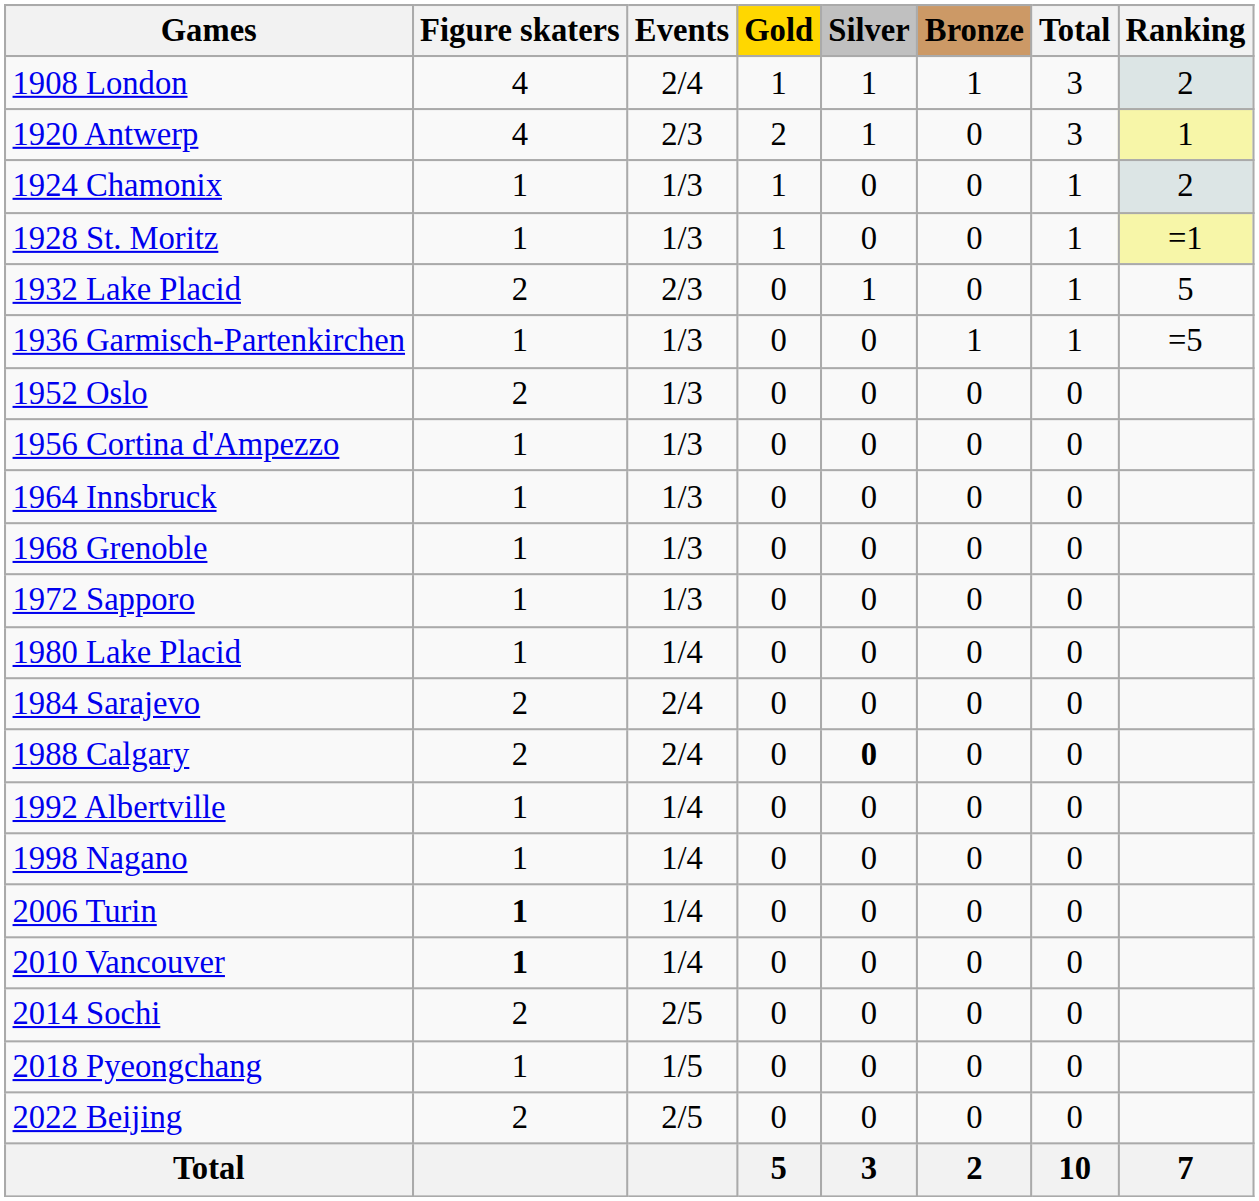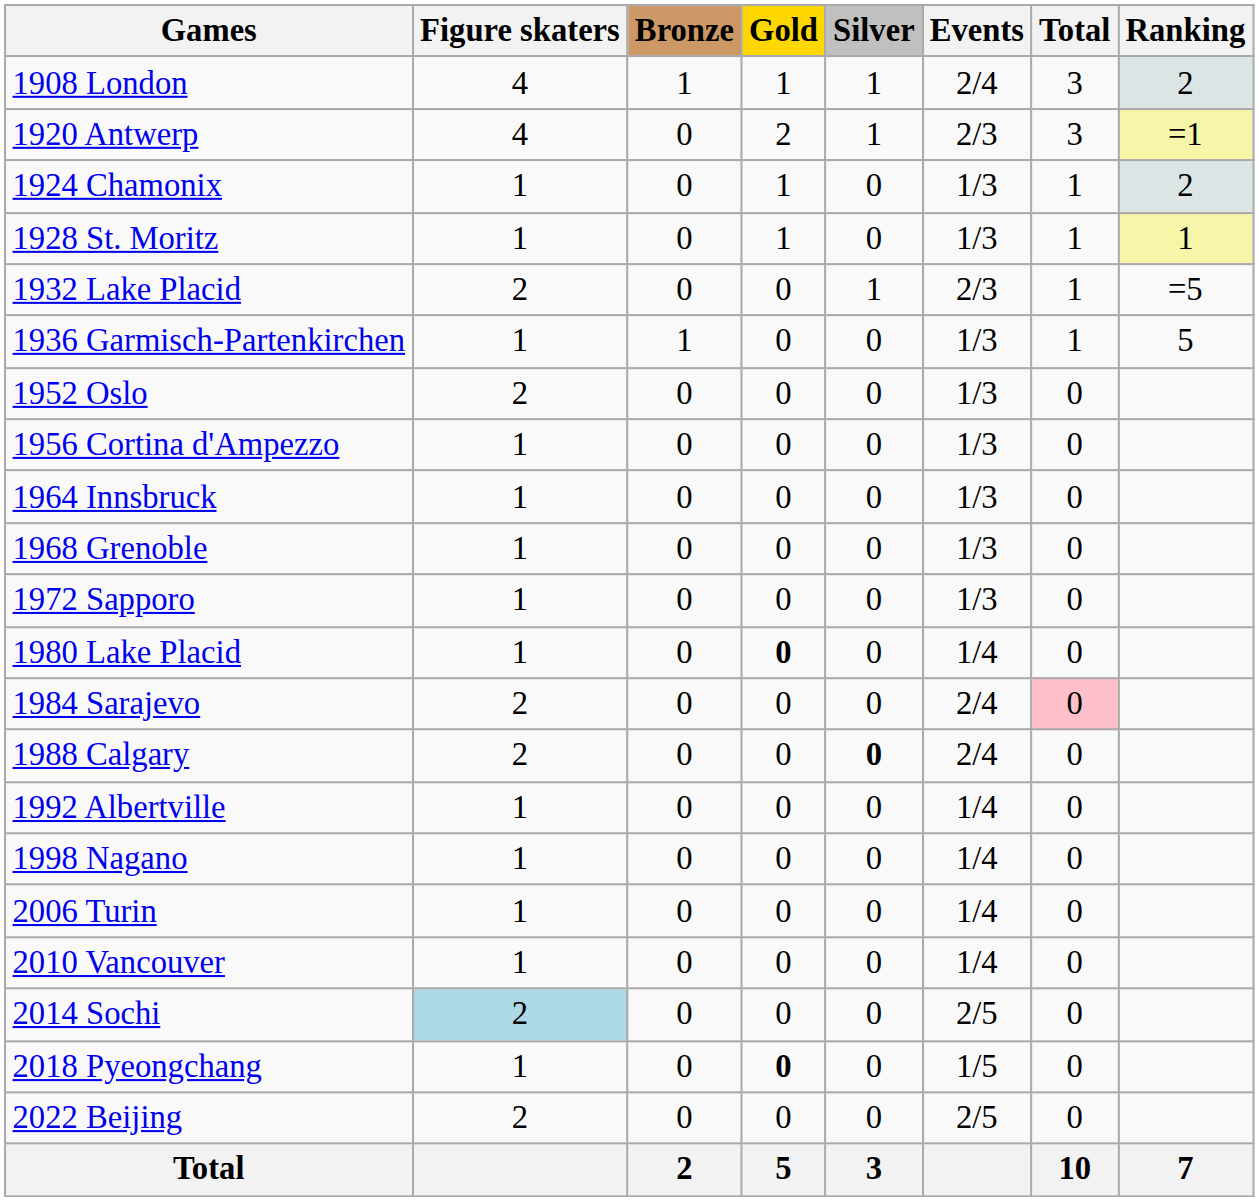columns swapped: (682, 30) <-> (974, 30)
(1185, 133) 1 -> (1185, 133) =1
(1185, 237) =1 -> (1185, 237) 1
(1185, 289) 5 -> (1185, 289) =5
(1185, 340) =5 -> (1185, 340) 5
(779, 651) normal -> (784, 651) bold
(1075, 703) no background -> (1075, 703) pink background
(520, 910) bold -> (520, 910) normal
(520, 962) bold -> (520, 962) normal
(520, 1013) no background -> (520, 1013) lightblue background
(779, 1065) normal -> (784, 1065) bold
